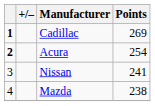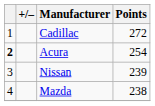(10, 33) bold -> (10, 33) normal
(138, 33) 269 -> (138, 33) 272
(138, 72) 241 -> (138, 72) 239
